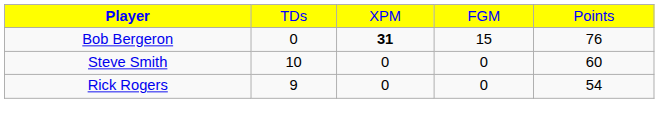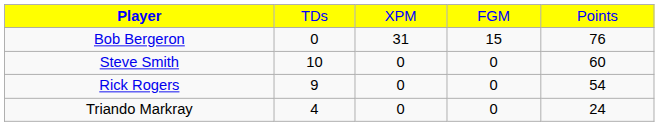(385, 39) bold -> (401, 39) normal
+ row: (139, 109)
